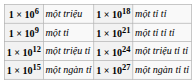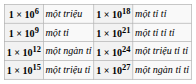(68, 51) một triệu tỉ -> (69, 51) một ngàn tỉ
(69, 69) một ngàn tỉ -> (68, 69) một triệu tỉ
